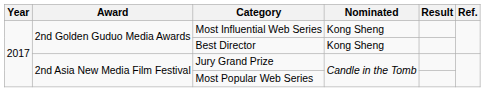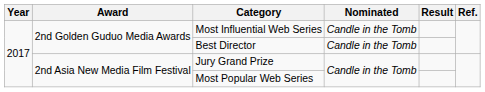(355, 29) Kong Sheng -> (372, 29) Candle in the Tomb
(355, 45) Kong Sheng -> (372, 45) Candle in the Tomb
